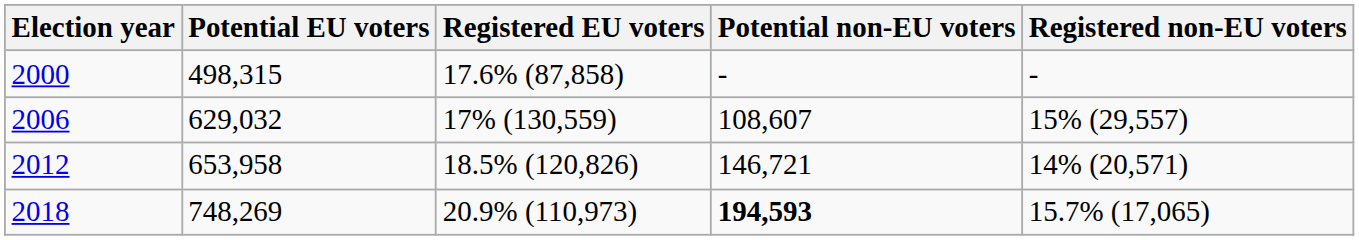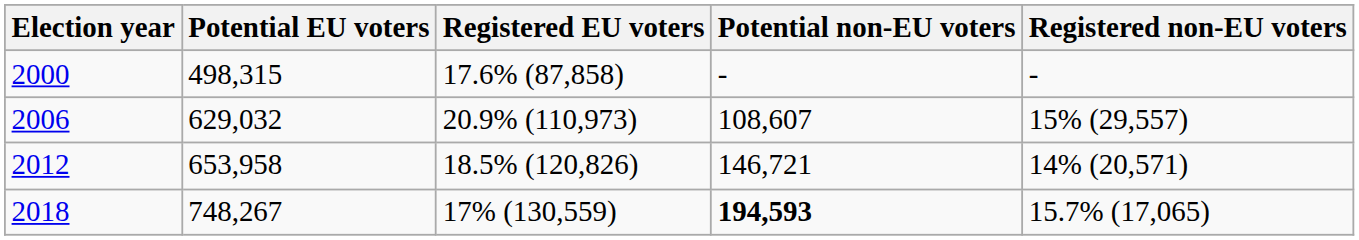(530, 119) 17% (130,559) -> (540, 119) 20.9% (110,973)
(235, 211) 748,269 -> (235, 211) 748,267
(540, 211) 20.9% (110,973) -> (530, 211) 17% (130,559)
